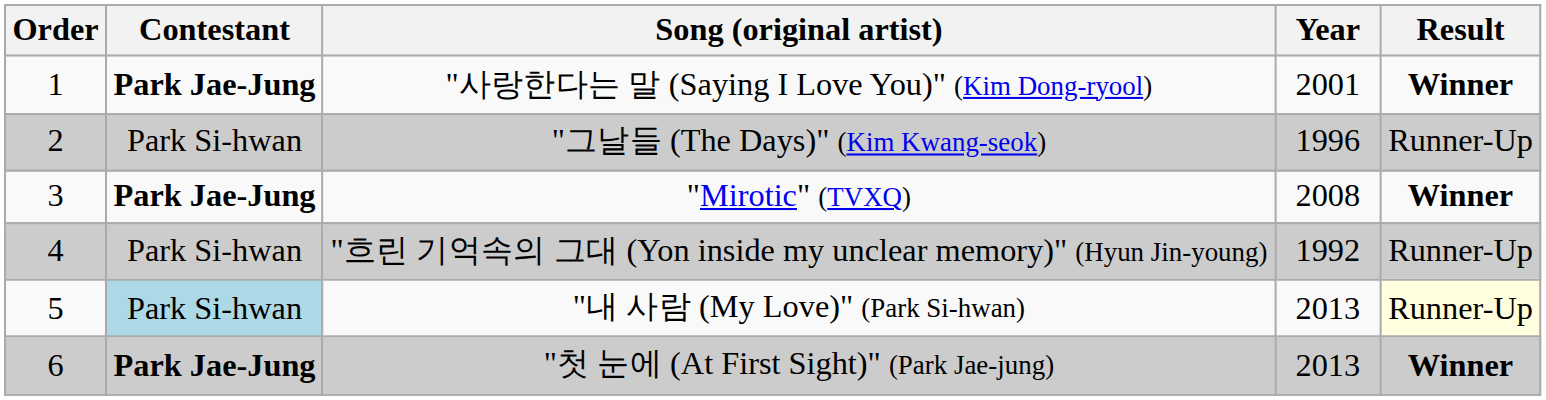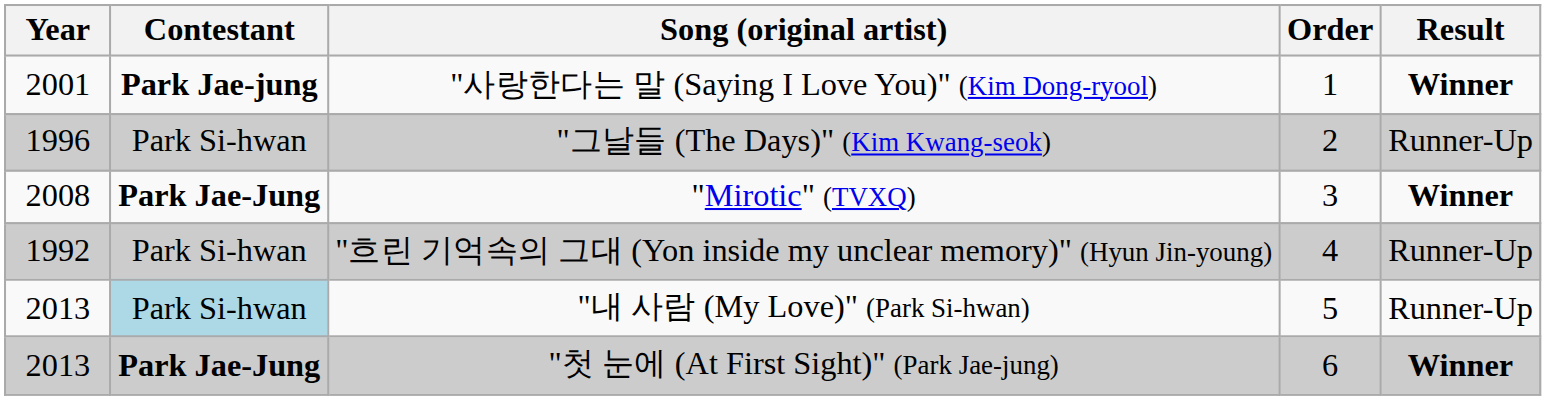columns swapped: (56, 30) <-> (1328, 30)
(215, 84) Park Jae-Jung -> (219, 84) Park Jae-jung
(1461, 307) lightyellow background -> (1461, 307) no background
